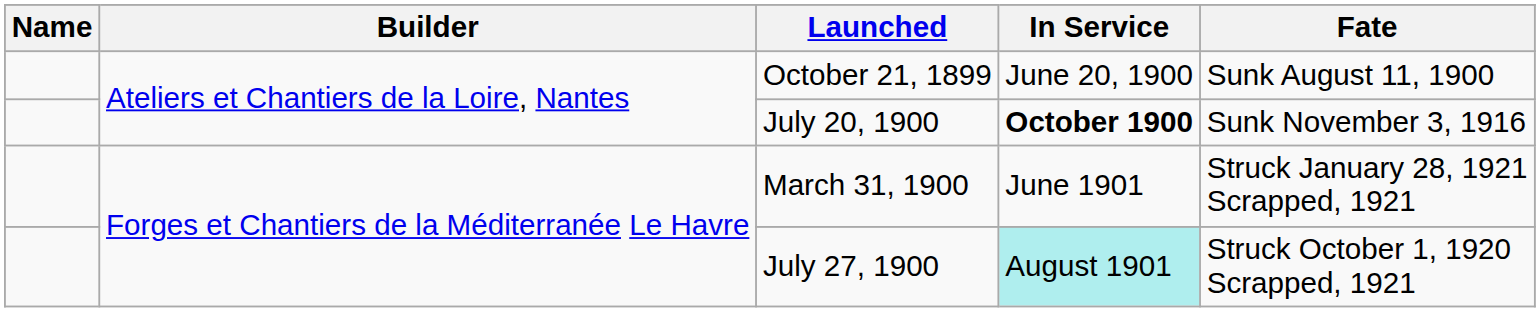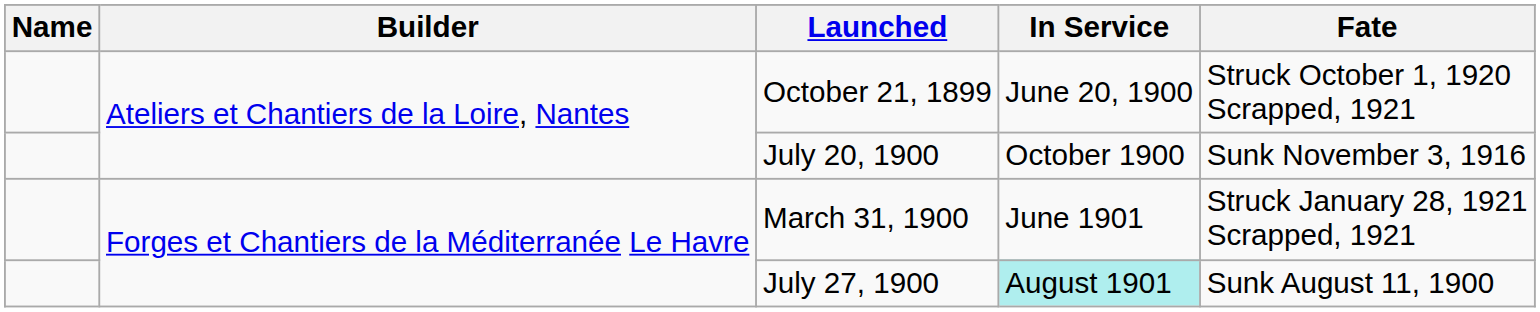(1350, 74) Sunk August 11, 1900 -> (1359, 91) Struck October 1, 1920 Scrapped, 1921
(1099, 121) bold -> (1095, 155) normal
(1359, 265) Struck October 1, 1920 Scrapped, 1921 -> (1350, 282) Sunk August 11, 1900
